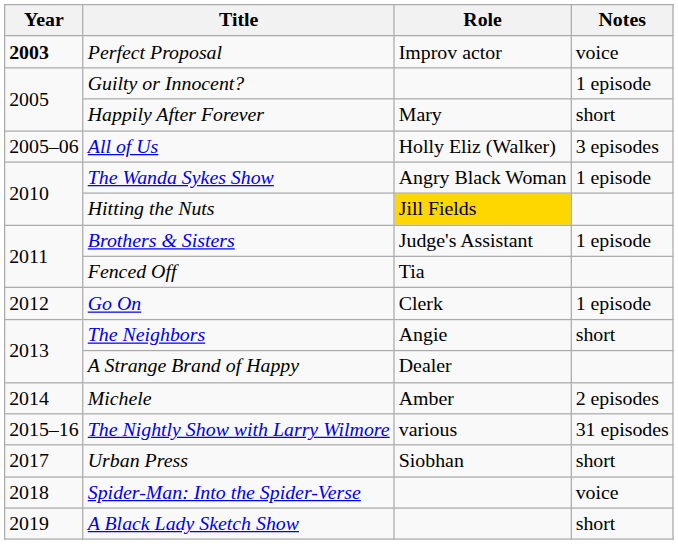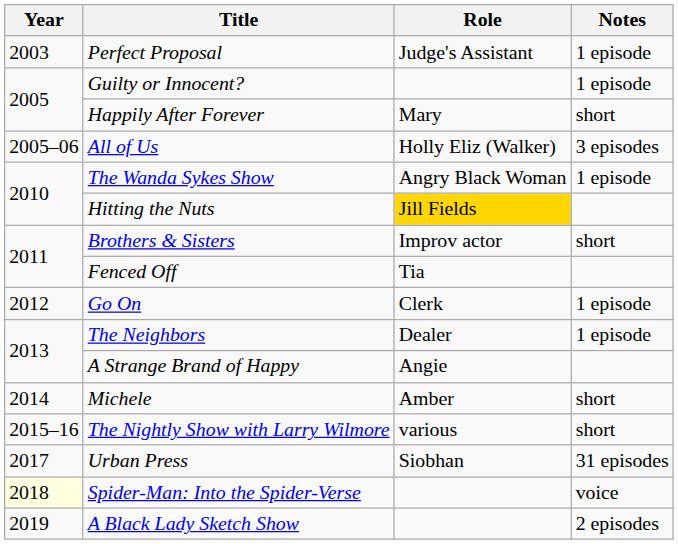(29, 51) bold -> (29, 51) normal
(450, 51) Improv actor -> (466, 51) Judge's Assistant
(597, 51) voice -> (613, 51) 1 episode
(466, 240) Judge's Assistant -> (450, 240) Improv actor
(613, 240) 1 episode -> (595, 240) short
(423, 334) Angie -> (425, 334) Dealer
(595, 334) short -> (613, 334) 1 episode
(425, 366) Dealer -> (423, 366) Angie
(617, 397) 2 episodes -> (595, 397) short
(622, 429) 31 episodes -> (595, 429) short
(595, 460) short -> (622, 460) 31 episodes
(29, 492) no background -> (29, 492) lightyellow background
(595, 523) short -> (617, 523) 2 episodes
